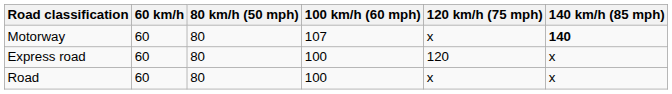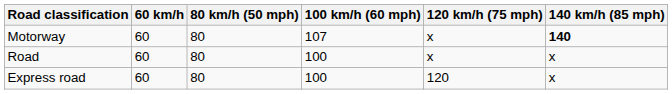rows swapped: (47, 57) <-> (23, 78)
